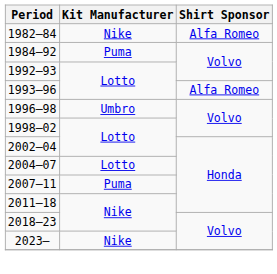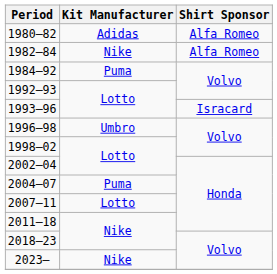+ row: (32, 33)
(224, 90) Alfa Romeo -> (224, 109) Isracard
(118, 165) Lotto -> (118, 184) Puma
(118, 184) Puma -> (118, 203) Lotto
